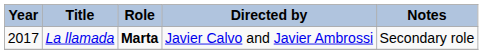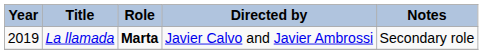(23, 37) 2017 -> (23, 37) 2019
